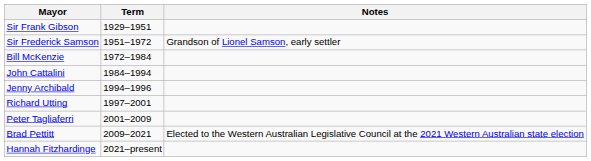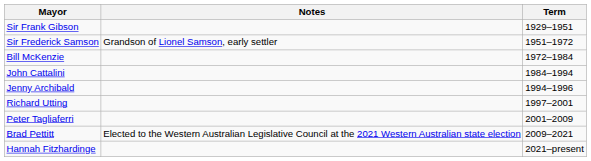columns swapped: (133, 12) <-> (375, 12)
